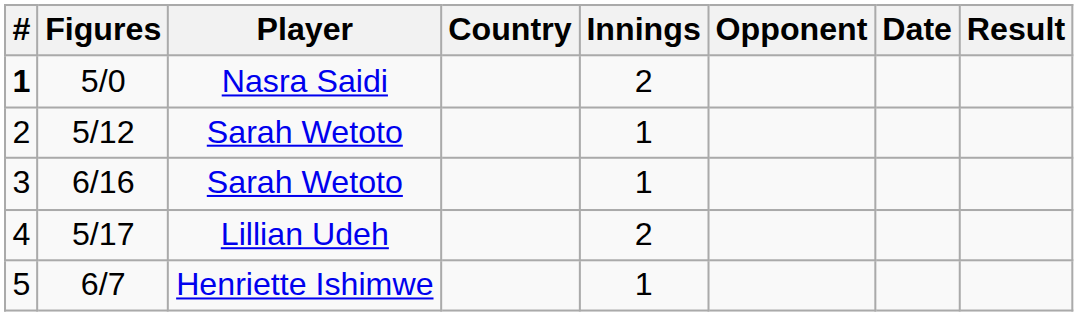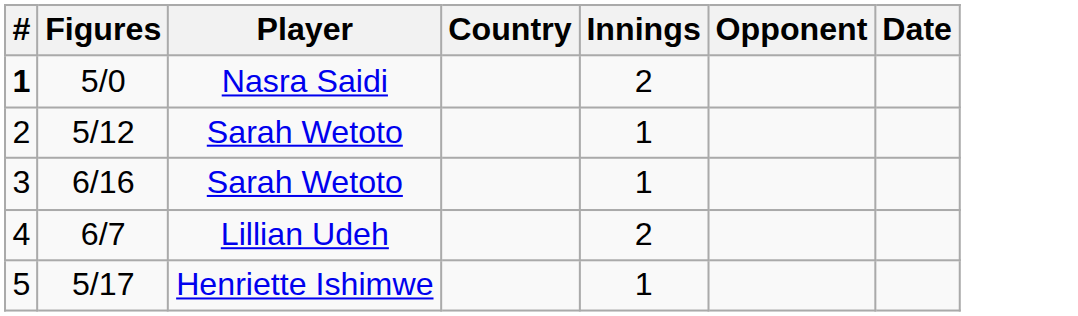- column: (1016, 30)
(103, 234) 5/17 -> (103, 234) 6/7
(103, 285) 6/7 -> (103, 285) 5/17
